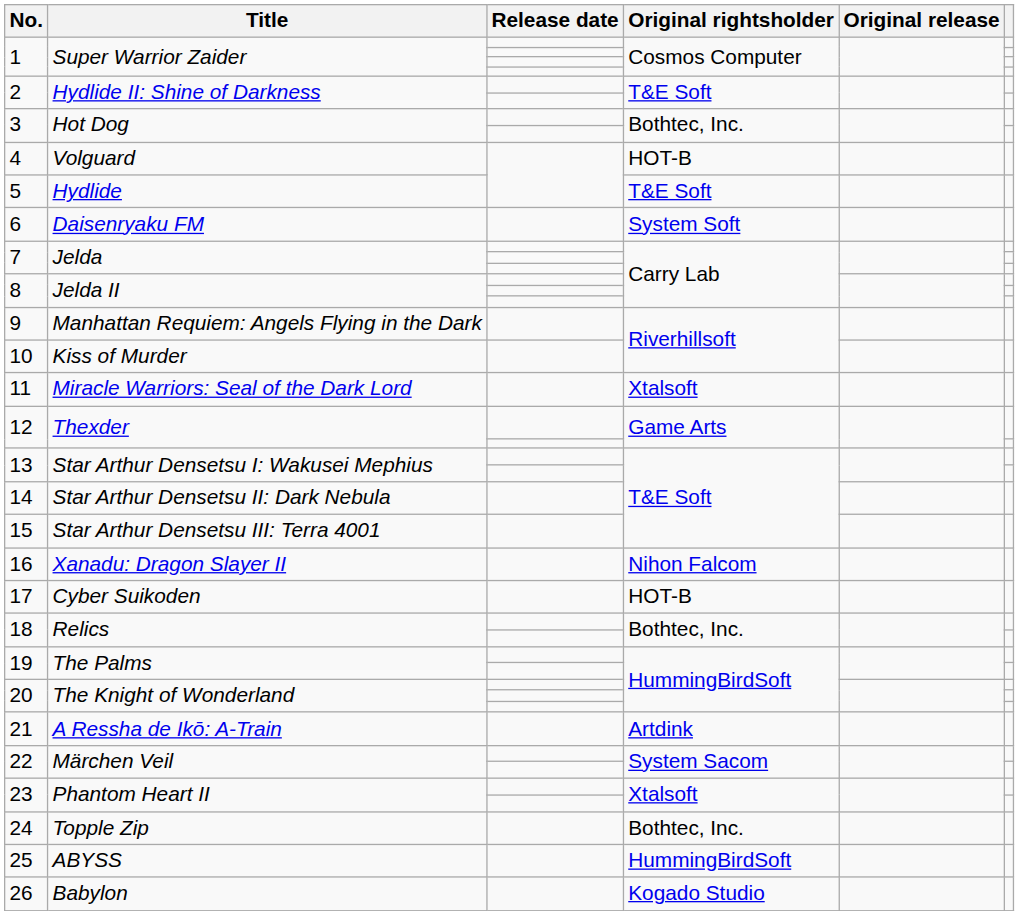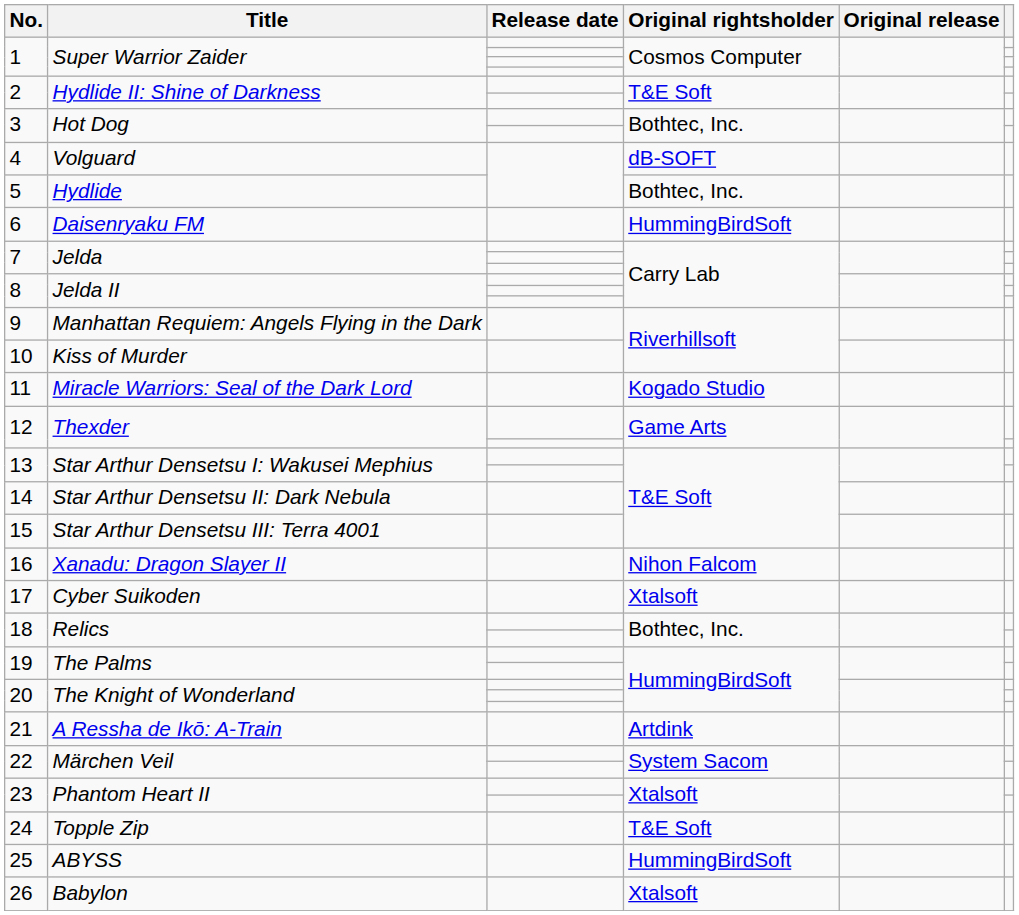(660, 158) HOT-B -> (672, 158) dB-SOFT
(670, 191) T&E Soft -> (686, 191) Bothtec, Inc.
(684, 224) System Soft -> (710, 224) HummingBirdSoft
(663, 389) Xtalsoft -> (696, 389) Kogado Studio
(660, 596) HOT-B -> (663, 596) Xtalsoft
(686, 827) Bothtec, Inc. -> (670, 827) T&E Soft
(696, 893) Kogado Studio -> (663, 893) Xtalsoft
